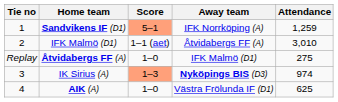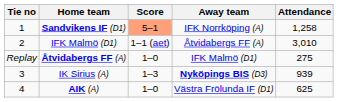(305, 27) 1,259 -> (305, 27) 1,258
(150, 74) lightsalmon background -> (150, 74) no background
(305, 74) 974 -> (305, 74) 939
